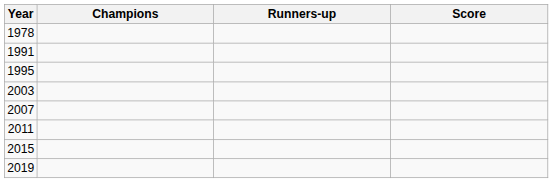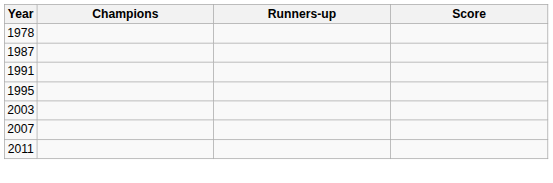+ row: (21, 52)
- row: (21, 149)
- row: (21, 168)
